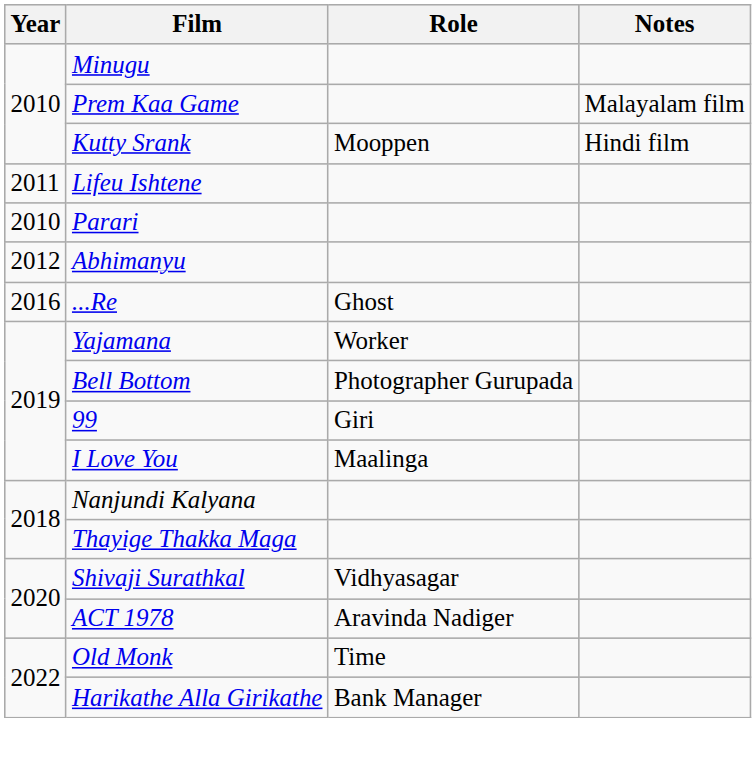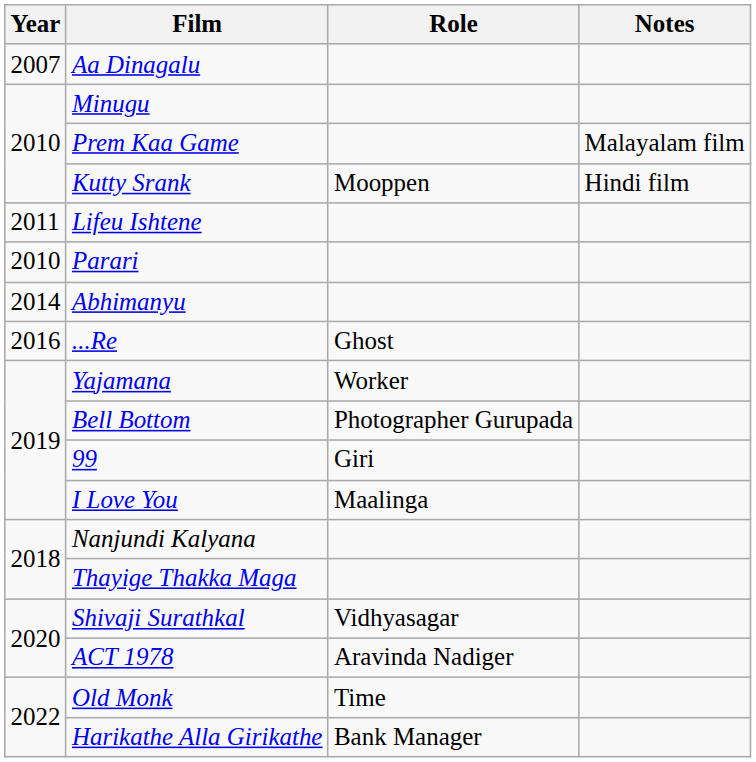+ row: (136, 63)
(35, 261) 2012 -> (35, 301) 2014
